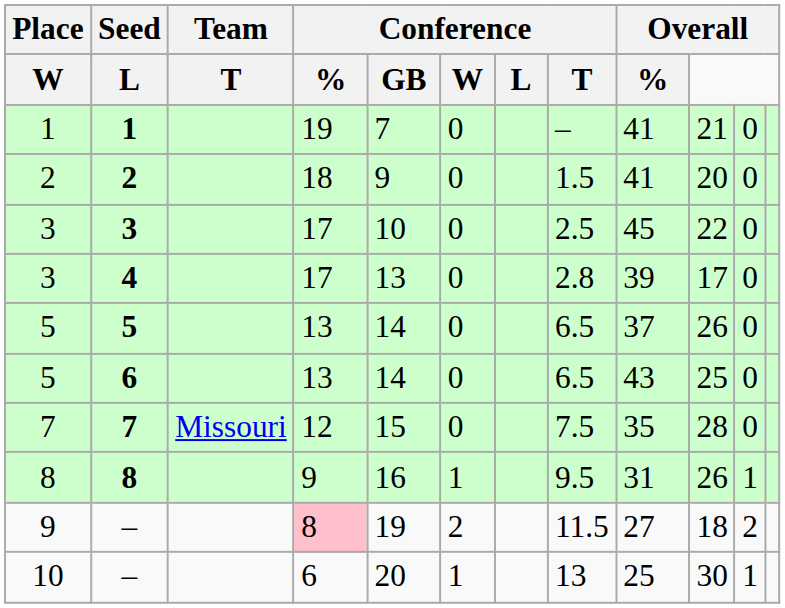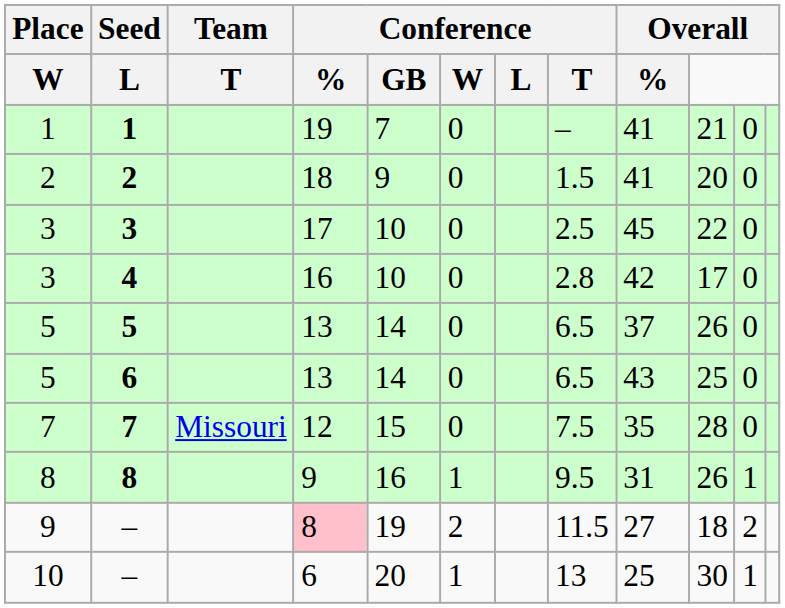(317, 278) 17 -> (317, 278) 16
(390, 278) 13 -> (390, 278) 10
(639, 278) 39 -> (639, 278) 42
